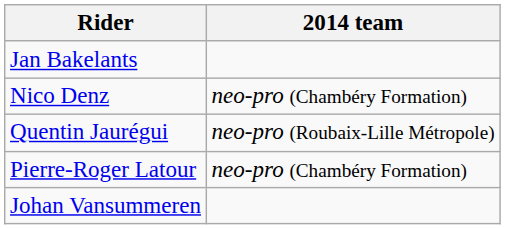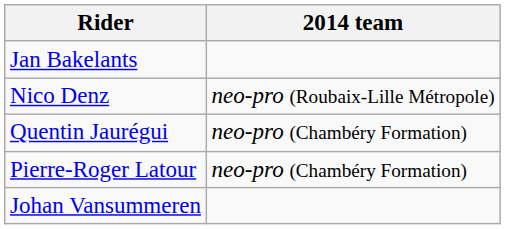(339, 95) neo-pro (Chambéry Formation) -> (353, 95) neo-pro (Roubaix-Lille Métropole)
(353, 132) neo-pro (Roubaix-Lille Métropole) -> (339, 132) neo-pro (Chambéry Formation)
